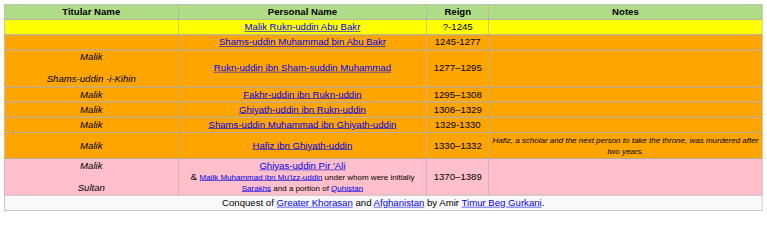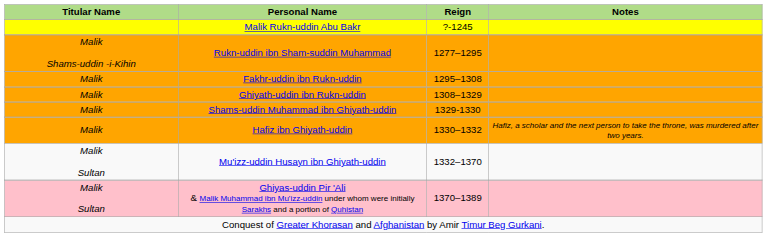- row: (302, 42)
+ row: (302, 161)
